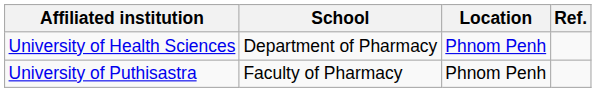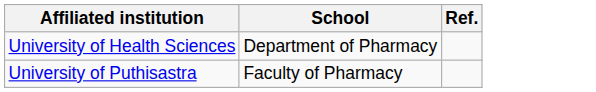- column: (496, 18)
